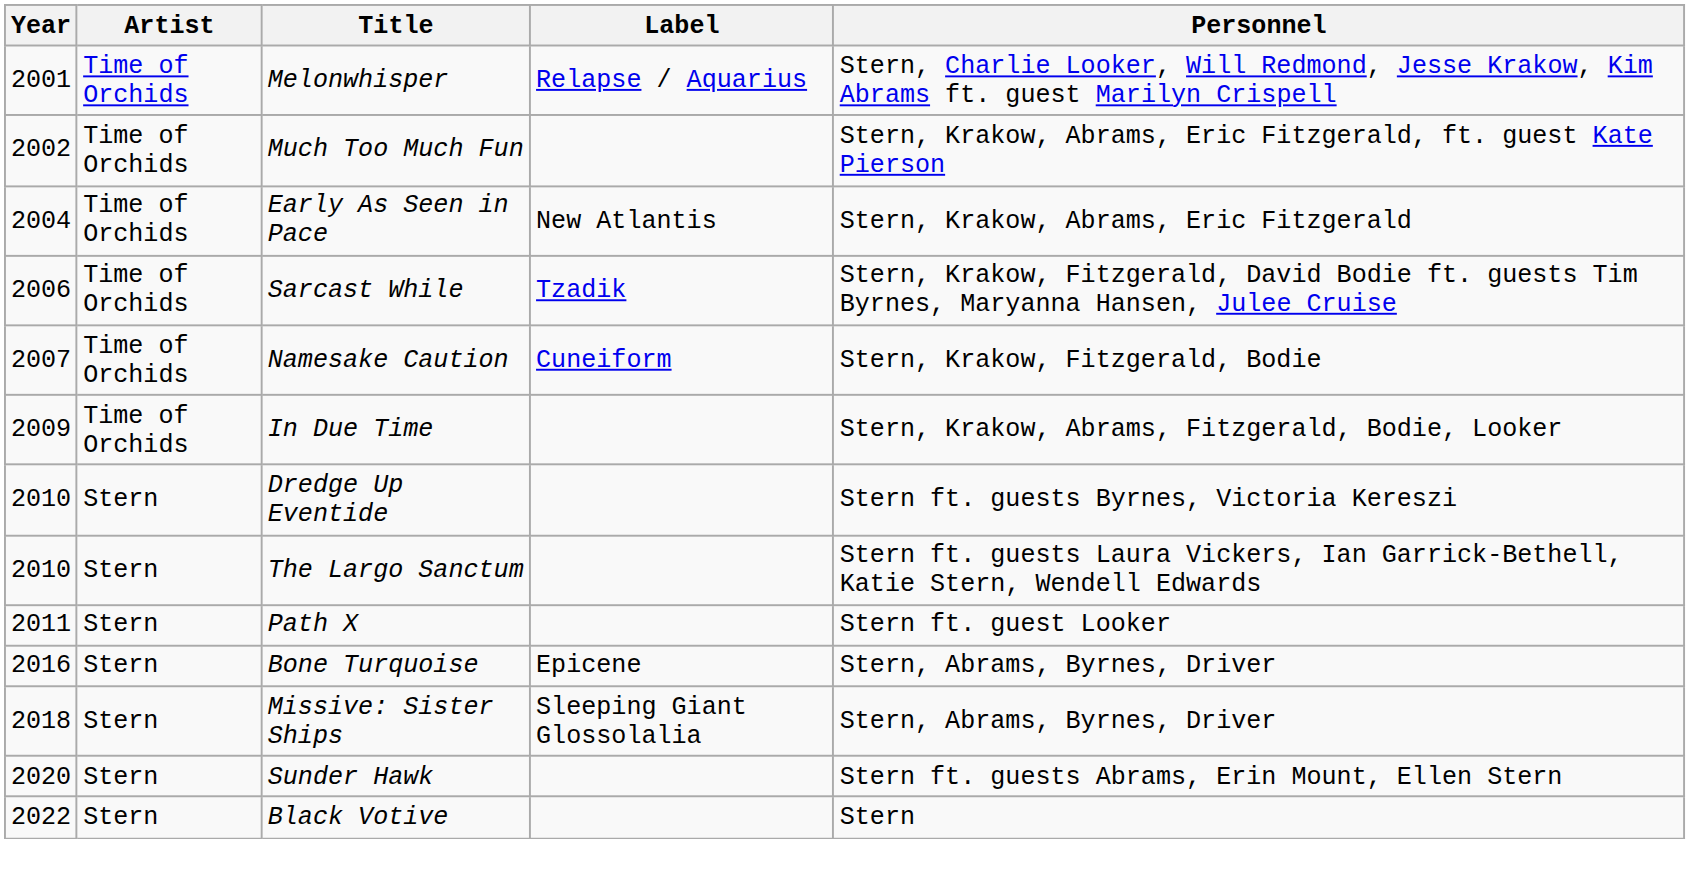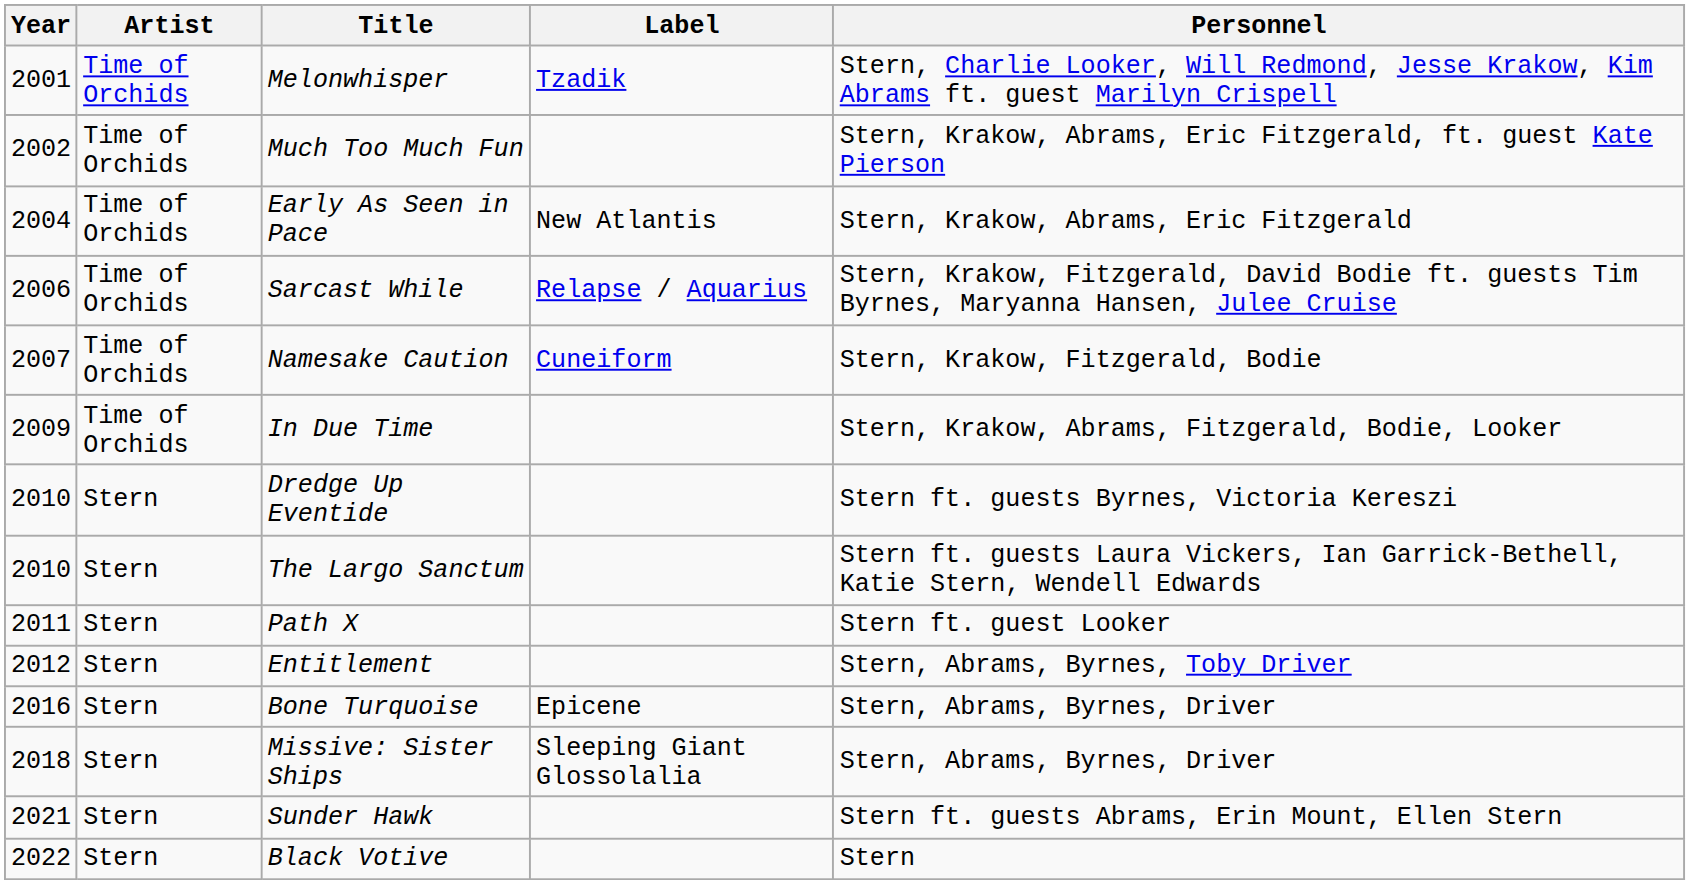(672, 81) Relapse / Aquarius -> (581, 81) Tzadik
(581, 290) Tzadik -> (672, 290) Relapse / Aquarius
+ row: (351, 666)
(41, 777) 2020 -> (41, 818) 2021
